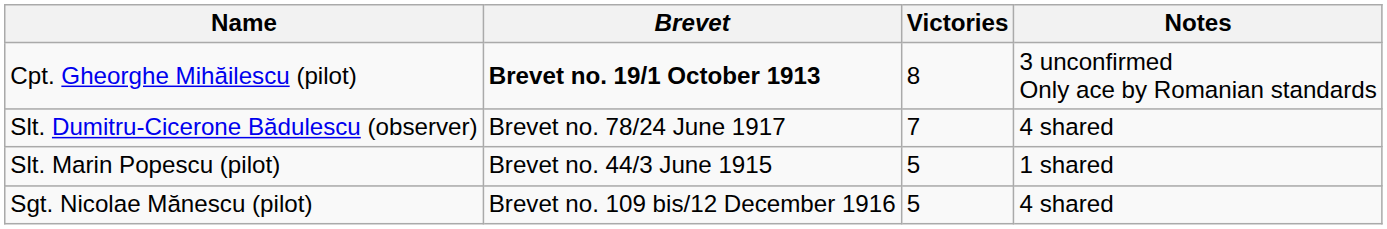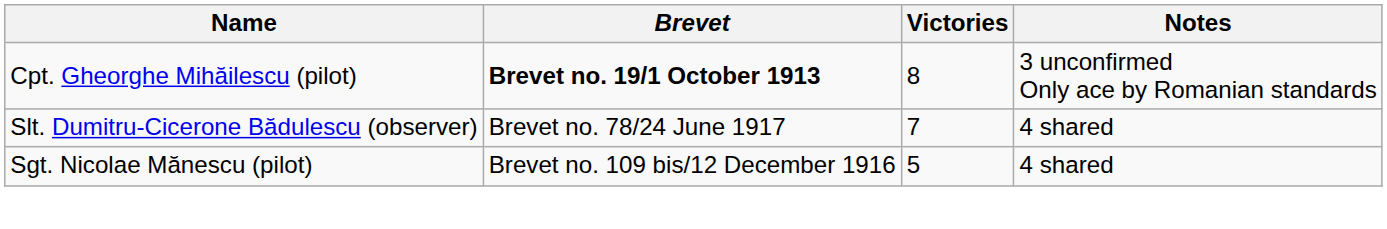- row: (145, 165)
